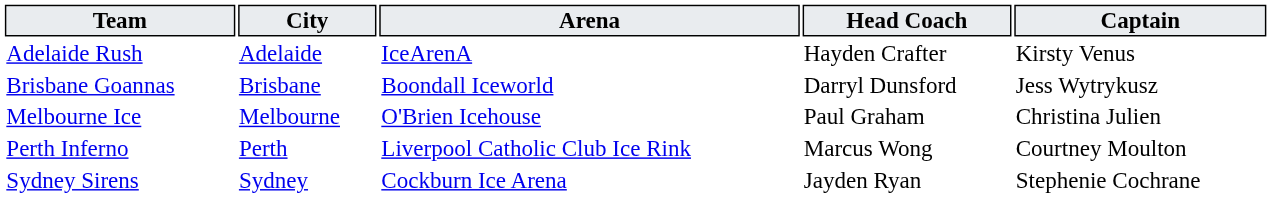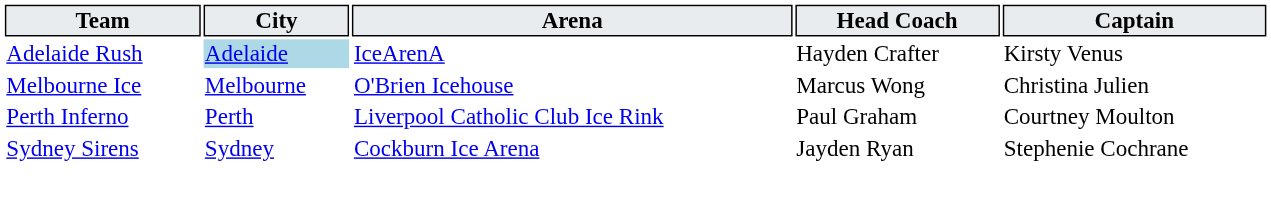(280, 53) no background -> (246, 53) lightblue background
- row: (90, 85)
(864, 116) Paul Graham -> (861, 85) Marcus Wong
(868, 148) Marcus Wong -> (857, 116) Paul Graham
